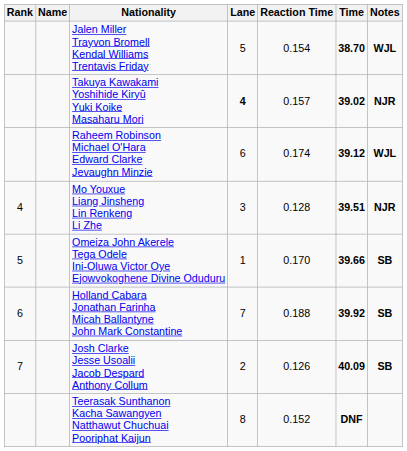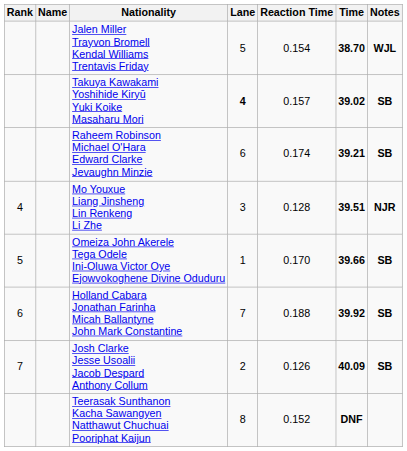(385, 101) NJR -> (385, 101) SB
(352, 154) 39.12 -> (352, 154) 39.21
(385, 154) WJL -> (385, 154) SB
